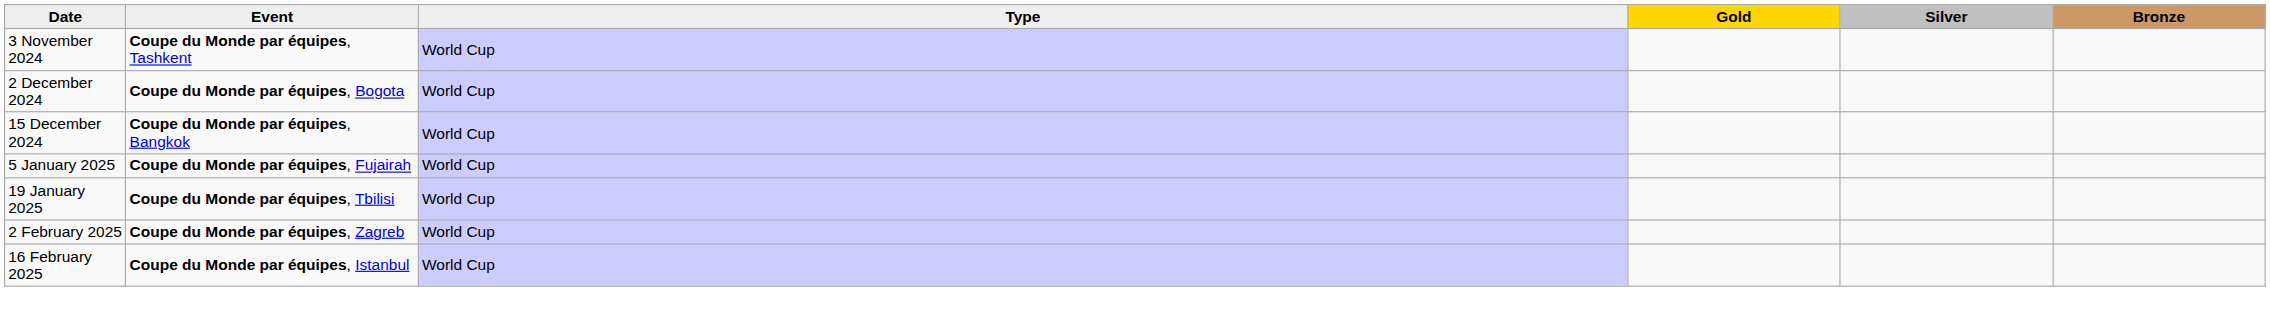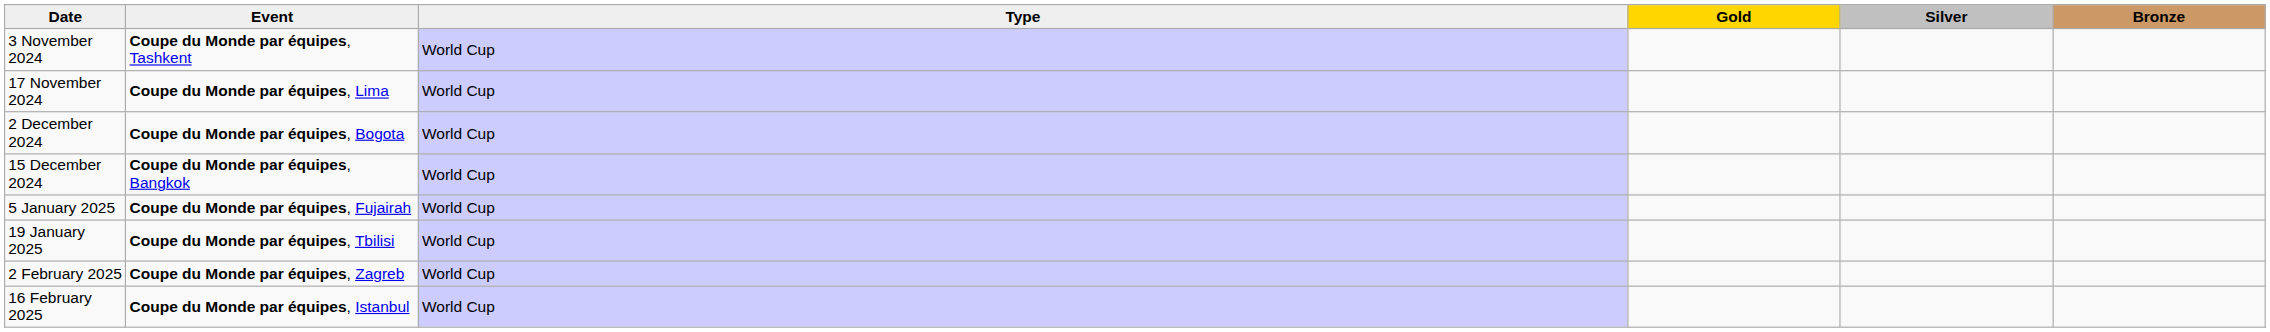+ row: (55, 91)
